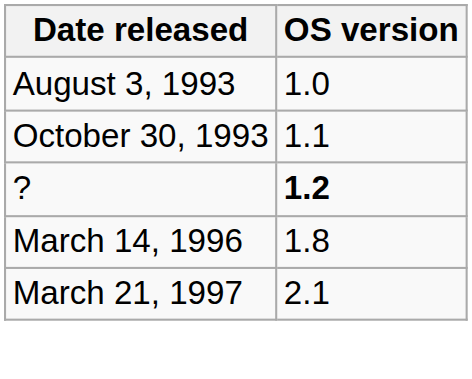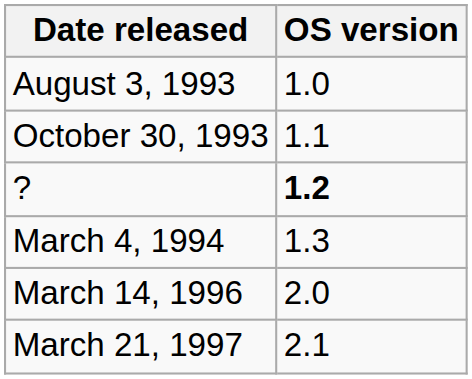+ row: (119, 240)
(307, 240) 1.8 -> (307, 293) 2.0
